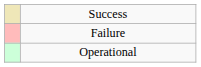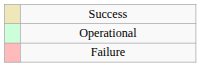rows swapped: (108, 52) <-> (108, 33)
